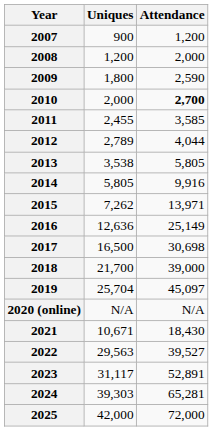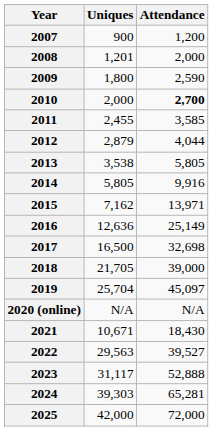(119, 57) 1,200 -> (119, 57) 1,201
(119, 141) 2,789 -> (119, 141) 2,879
(119, 204) 7,262 -> (119, 204) 7,162
(186, 246) 30,698 -> (186, 246) 32,698
(115, 267) 21,700 -> (115, 267) 21,705
(186, 373) 52,891 -> (186, 373) 52,888
